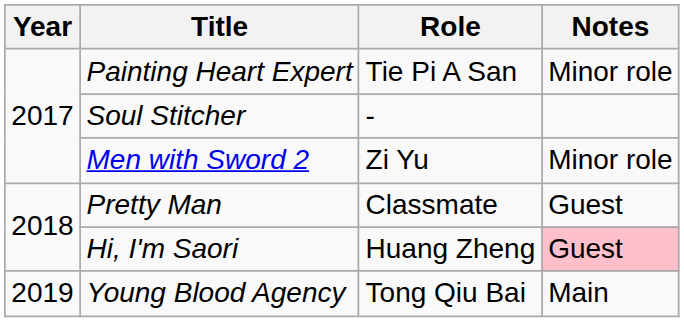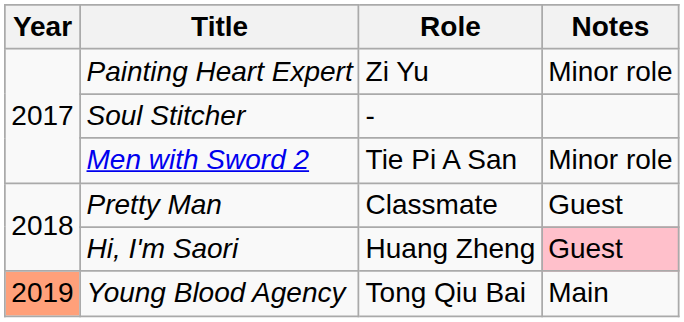(441, 71) Tie Pi A San -> (397, 71) Zi Yu
(397, 159) Zi Yu -> (441, 159) Tie Pi A San
(42, 293) no background -> (42, 293) lightsalmon background
